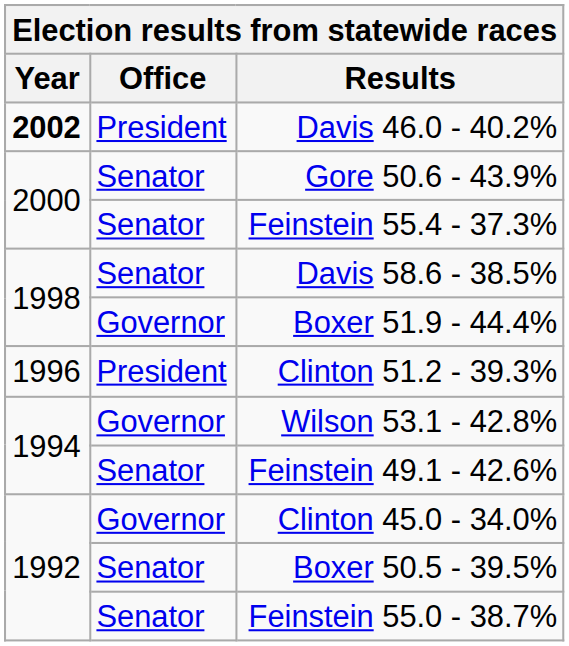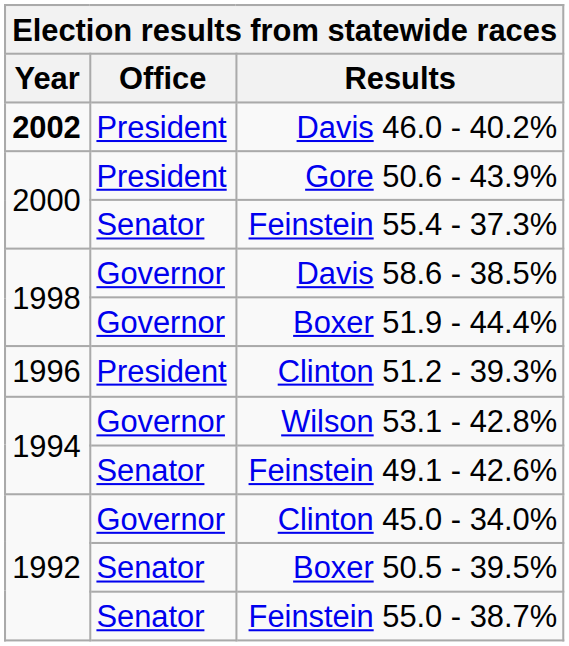(150, 176) Senator -> (162, 176) President
(150, 274) Senator -> (161, 274) Governor
